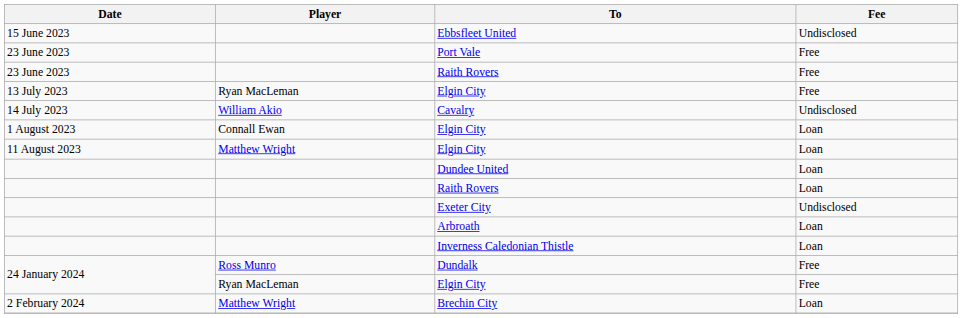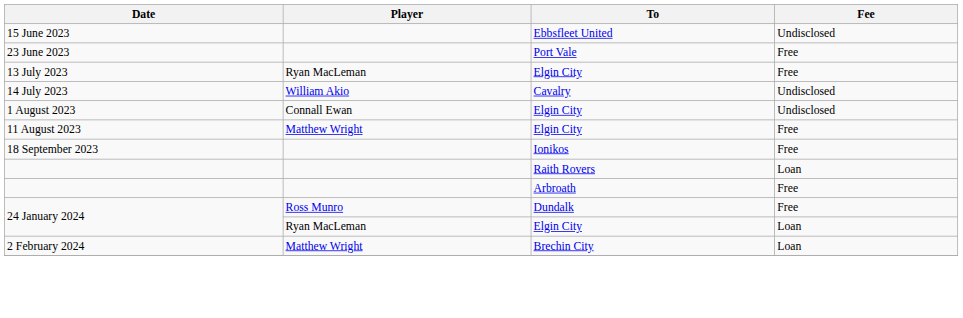- row: (38, 72)
(811, 130) Loan -> (806, 110) Undisclosed
(811, 149) Loan -> (788, 130) Free
- row: (110, 169)
+ row: (53, 149)
- row: (110, 207)
(811, 226) Loan -> (788, 188) Free
- row: (110, 246)
(809, 284) Free -> (789, 226) Loan
